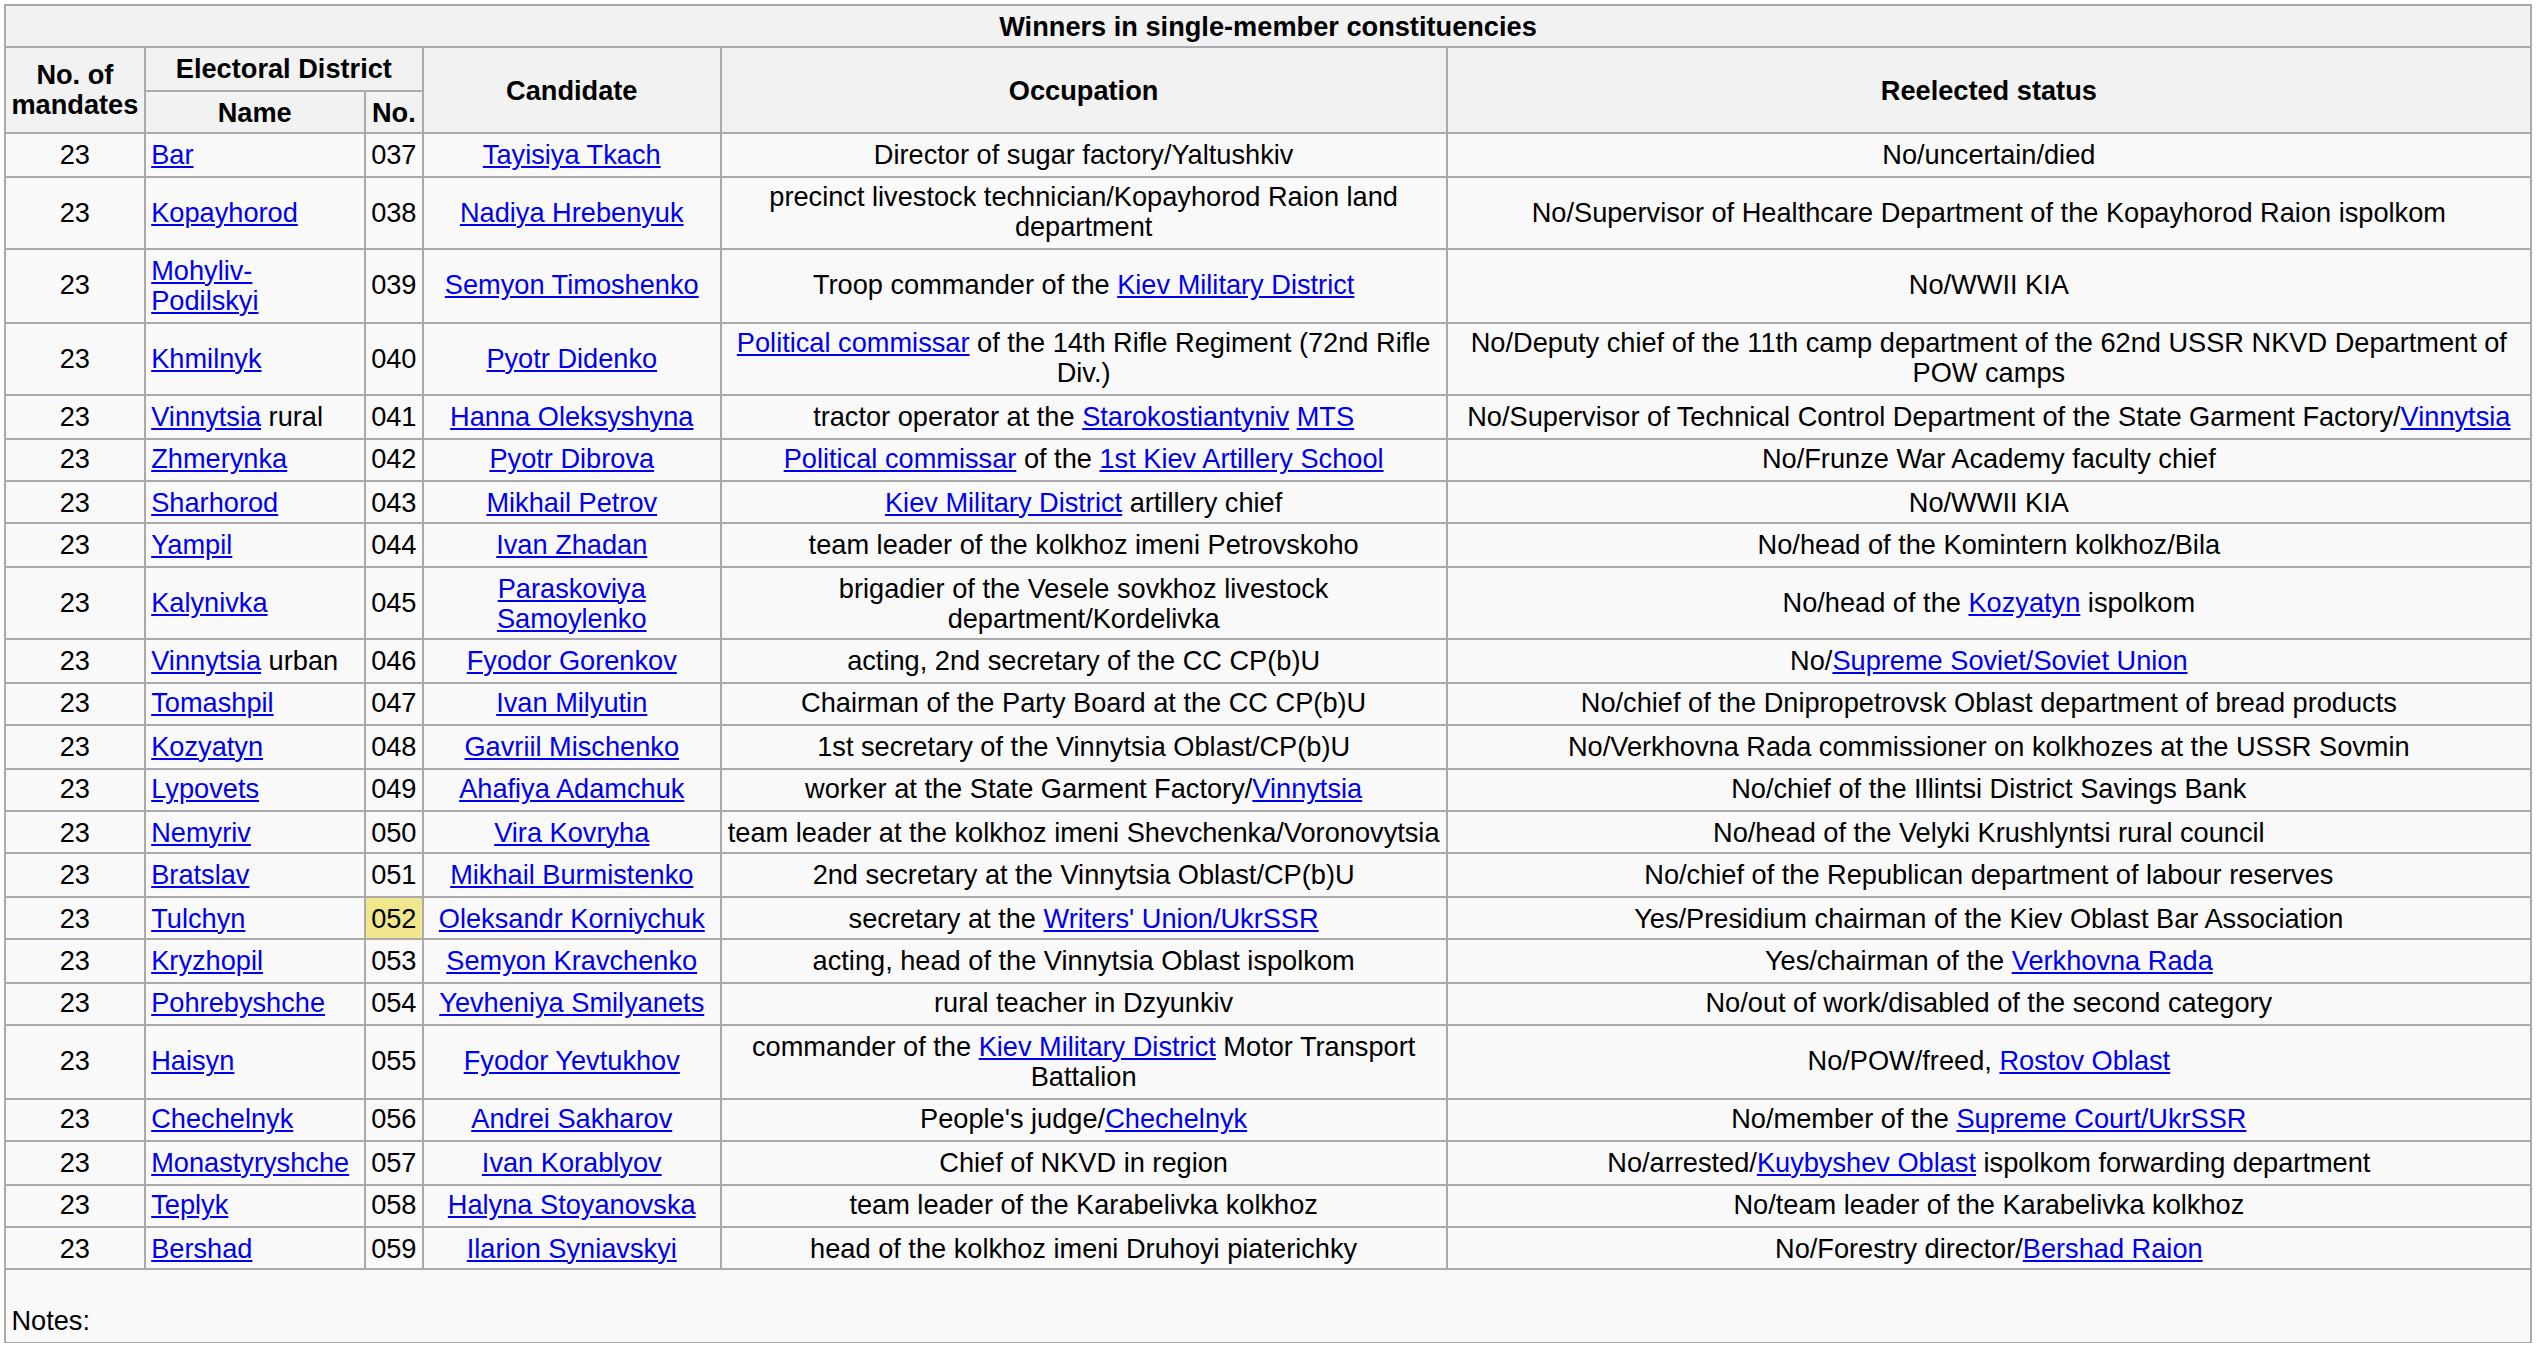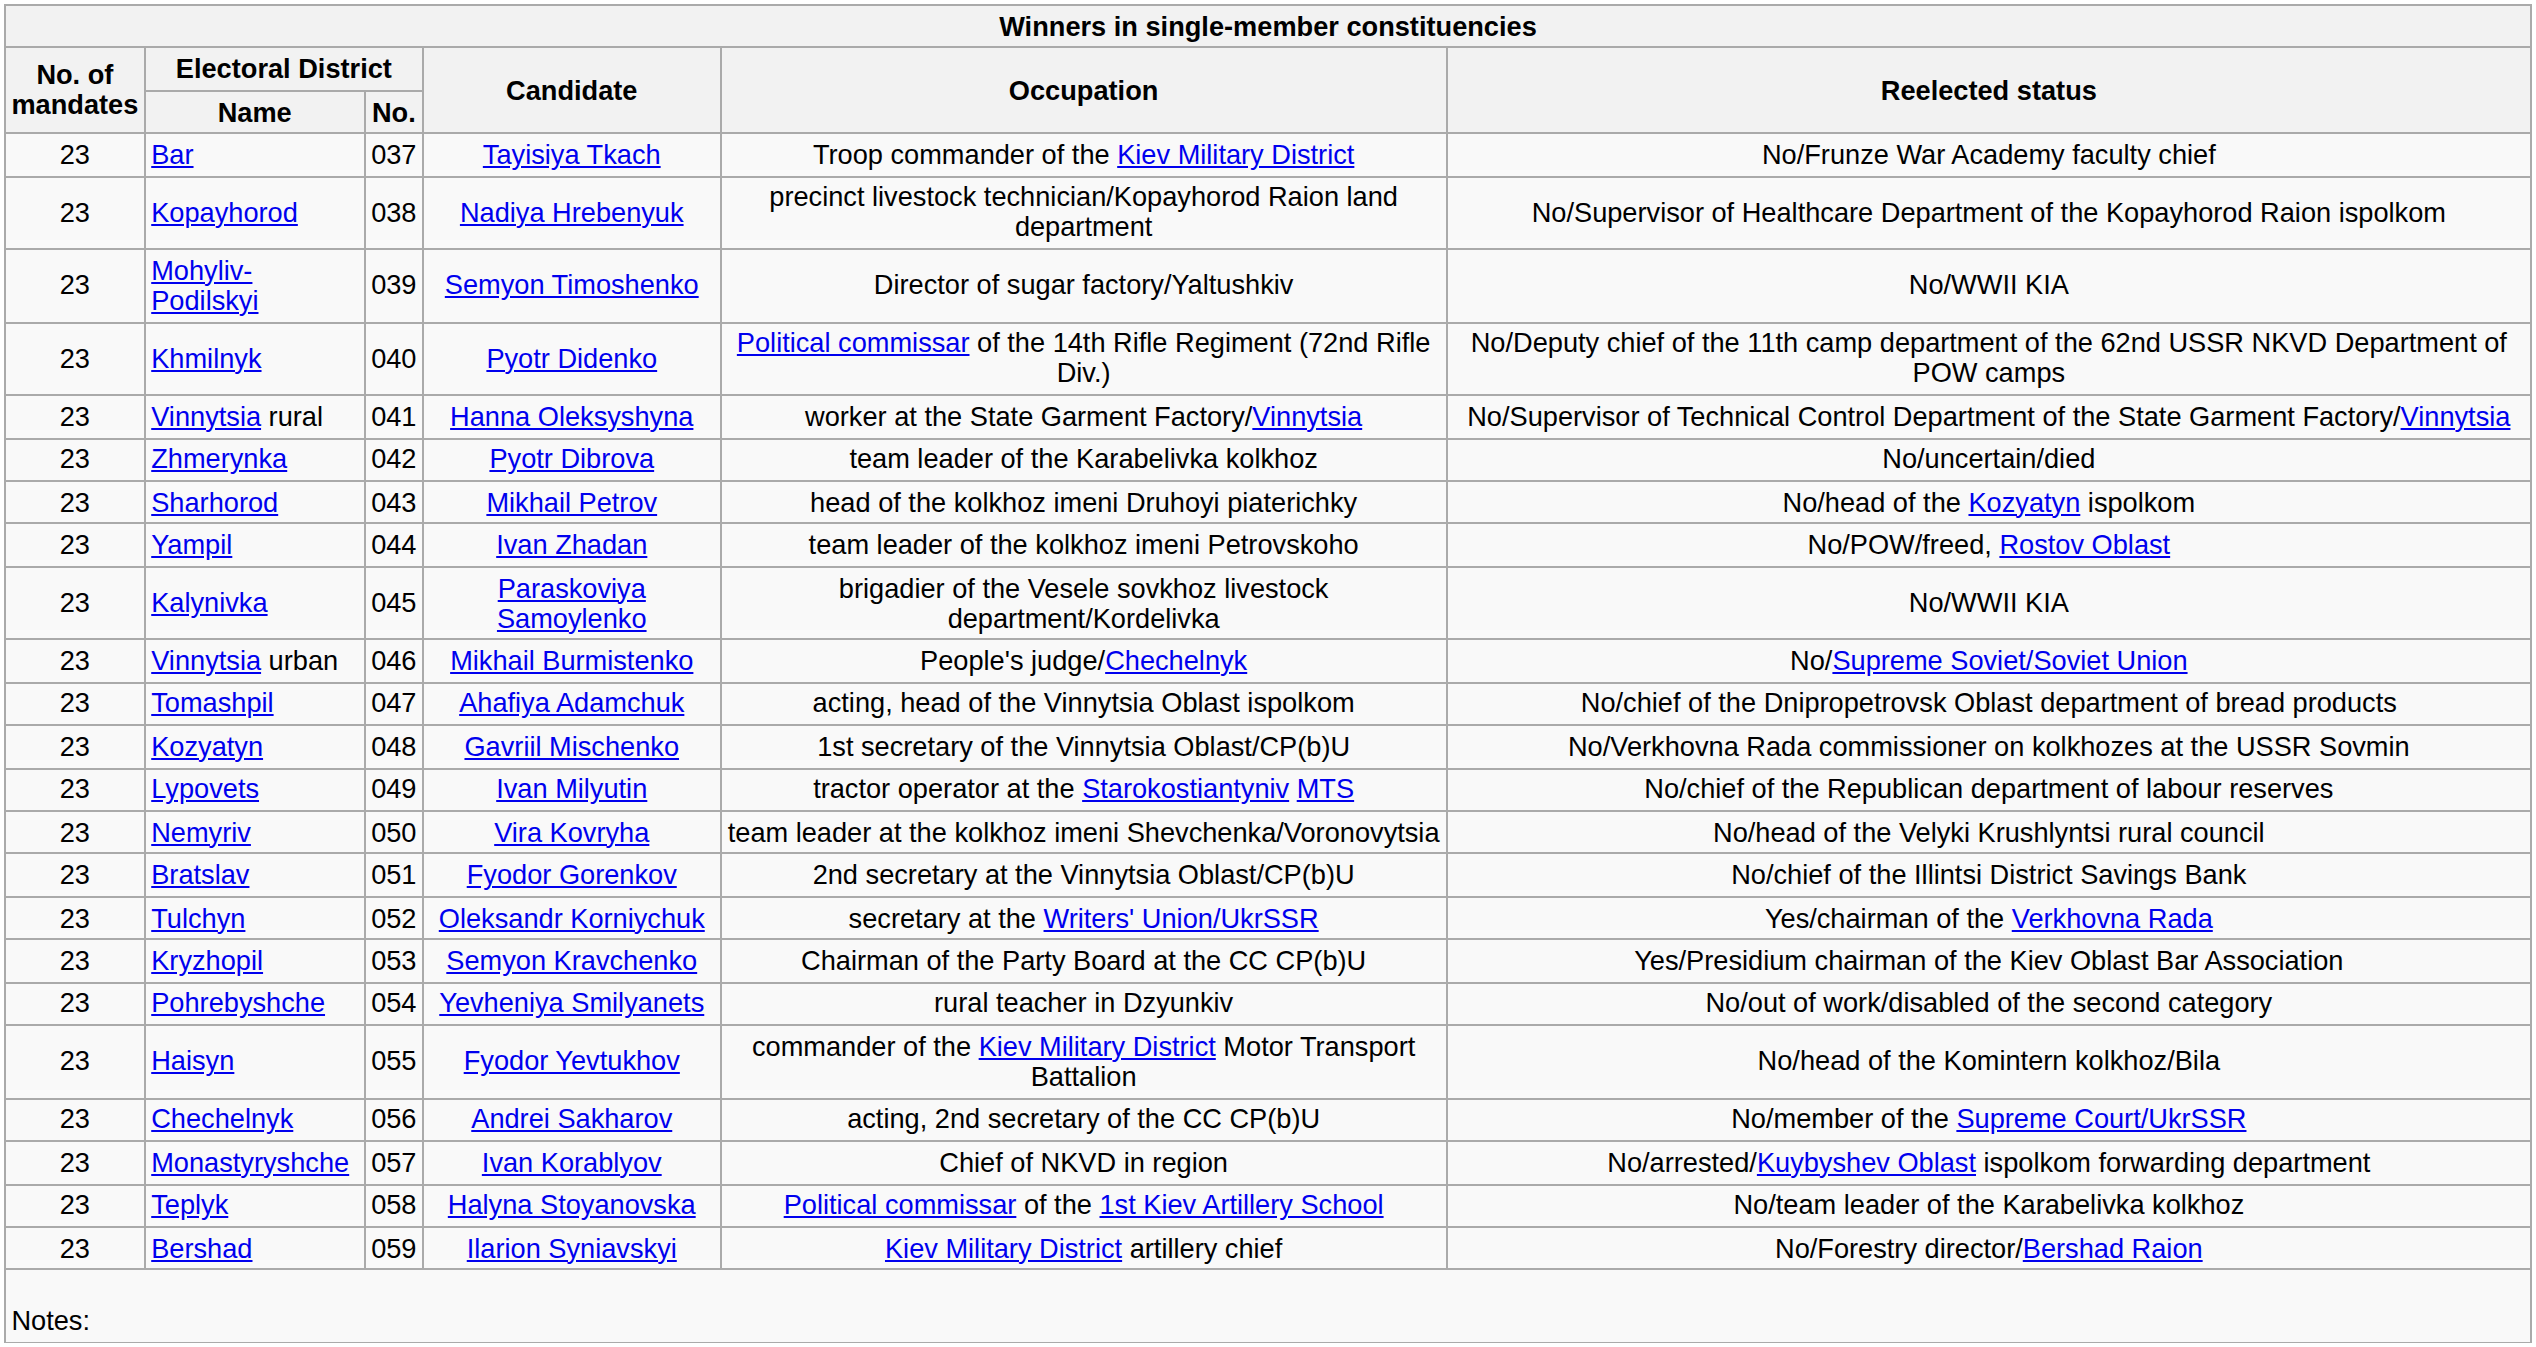(1084, 155) Director of sugar factory/Yaltushkiv -> (1084, 155) Troop commander of the Kiev Military District
(1989, 155) No/uncertain/died -> (1989, 155) No/Frunze War Academy faculty chief
(1084, 285) Troop commander of the Kiev Military District -> (1084, 285) Director of sugar factory/Yaltushkiv
(1084, 416) tractor operator at the Starokostiantyniv MTS -> (1084, 416) worker at the State Garment Factory/Vinnytsia
(1084, 459) Political commissar of the 1st Kiev Artillery School -> (1084, 459) team leader of the Karabelivka kolkhoz
(1989, 459) No/Frunze War Academy faculty chief -> (1989, 459) No/uncertain/died
(1084, 502) Kiev Military District artillery chief -> (1084, 502) head of the kolkhoz imeni Druhoyi piaterichky
(1989, 502) No/WWII KIA -> (1989, 502) No/head of the Kozyatyn ispolkom
(1989, 545) No/head of the Komintern kolkhoz/Bila -> (1989, 545) No/POW/freed, Rostov Oblast
(1989, 603) No/head of the Kozyatyn ispolkom -> (1989, 603) No/WWII KIA
(572, 661) Fyodor Gorenkov -> (572, 661) Mikhail Burmistenko
(1084, 661) acting, 2nd secretary of the CC CP(b)U -> (1084, 661) People's judge/Chechelnyk
(572, 703) Ivan Milyutin -> (572, 703) Ahafiya Adamchuk
(1084, 703) Chairman of the Party Board at the CC CP(b)U -> (1084, 703) acting, head of the Vinnytsia Oblast ispolkom
(572, 789) Ahafiya Adamchuk -> (572, 789) Ivan Milyutin
(1084, 789) worker at the State Garment Factory/Vinnytsia -> (1084, 789) tractor operator at the Starokostiantyniv MTS
(1989, 789) No/chief of the Illintsi District Savings Bank -> (1989, 789) No/chief of the Republican department of labour reserves
(572, 875) Mikhail Burmistenko -> (572, 875) Fyodor Gorenkov
(1989, 875) No/chief of the Republican department of labour reserves -> (1989, 875) No/chief of the Illintsi District Savings Bank
(394, 918) khaki background -> (394, 918) no background
(1989, 918) Yes/Presidium chairman of the Kiev Oblast Bar Association -> (1989, 918) Yes/chairman of the Verkhovna Rada
(1084, 961) acting, head of the Vinnytsia Oblast ispolkom -> (1084, 961) Chairman of the Party Board at the CC CP(b)U
(1989, 961) Yes/chairman of the Verkhovna Rada -> (1989, 961) Yes/Presidium chairman of the Kiev Oblast Bar Association
(1989, 1061) No/POW/freed, Rostov Oblast -> (1989, 1061) No/head of the Komintern kolkhoz/Bila
(1084, 1119) People's judge/Chechelnyk -> (1084, 1119) acting, 2nd secretary of the CC CP(b)U
(1084, 1205) team leader of the Karabelivka kolkhoz -> (1084, 1205) Political commissar of the 1st Kiev Artillery School
(1084, 1248) head of the kolkhoz imeni Druhoyi piaterichky -> (1084, 1248) Kiev Military District artillery chief
